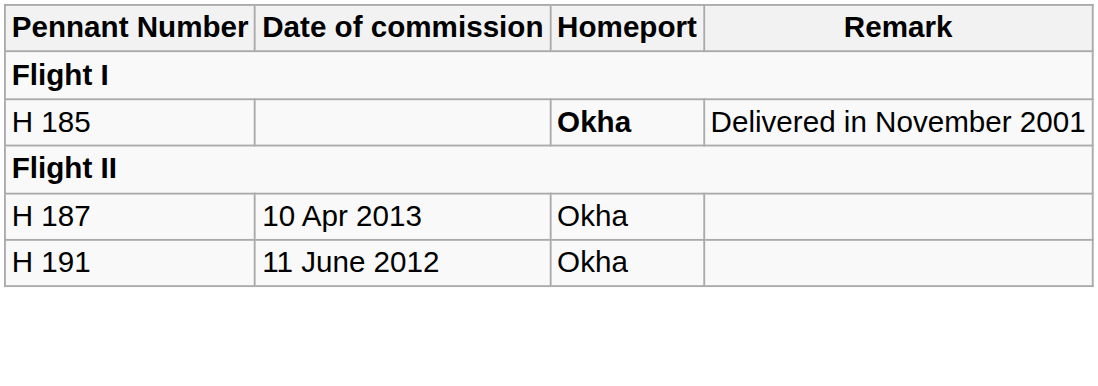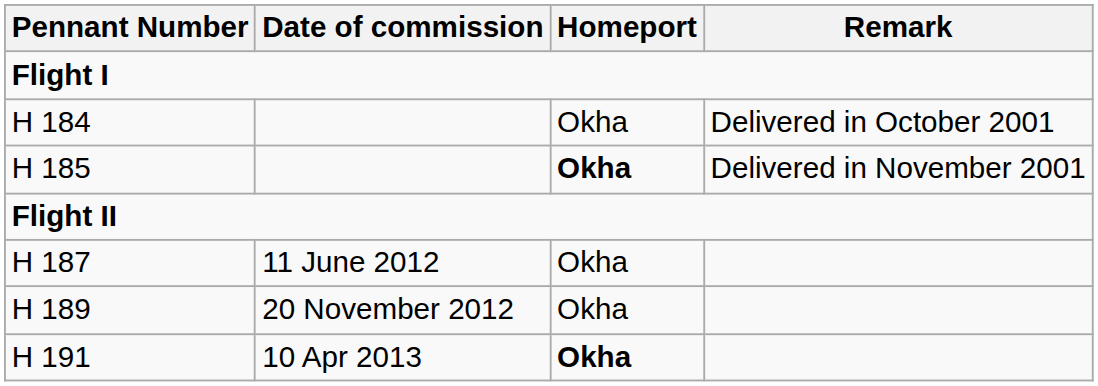+ row: (51, 121)
(342, 215) 10 Apr 2013 -> (351, 262) 11 June 2012
+ row: (51, 309)
(351, 262) 11 June 2012 -> (342, 356) 10 Apr 2013
(593, 262) normal -> (594, 356) bold
